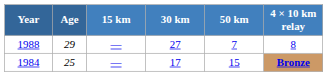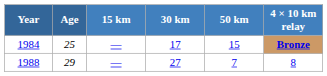rows swapped: (29, 62) <-> (29, 44)
